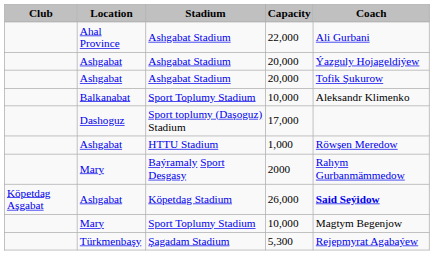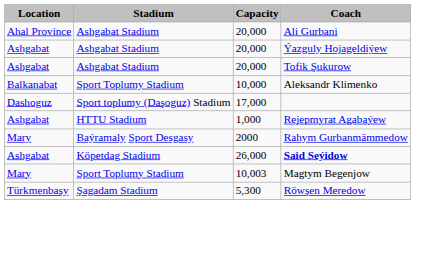- column: (41, 13)
(283, 37) 22,000 -> (251, 31) 20,000
(357, 145) Röwşen Meredow -> (335, 119) Rejepmyrat Agabaýew
(283, 223) 10,000 -> (251, 173) 10,003
(367, 241) Rejepmyrat Agabaýew -> (325, 191) Röwşen Meredow
